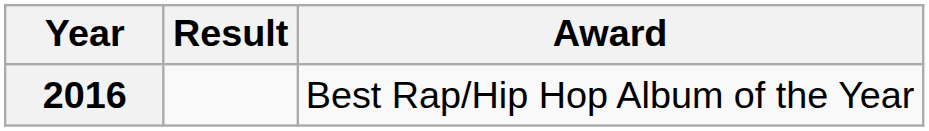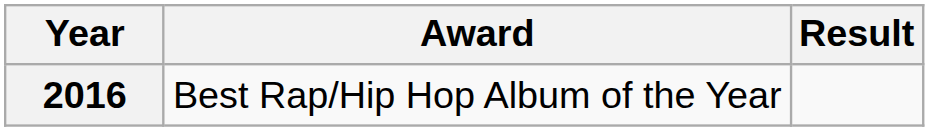columns swapped: (610, 34) <-> (231, 34)
